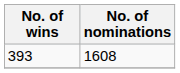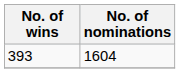(100, 56) 1608 -> (100, 56) 1604
